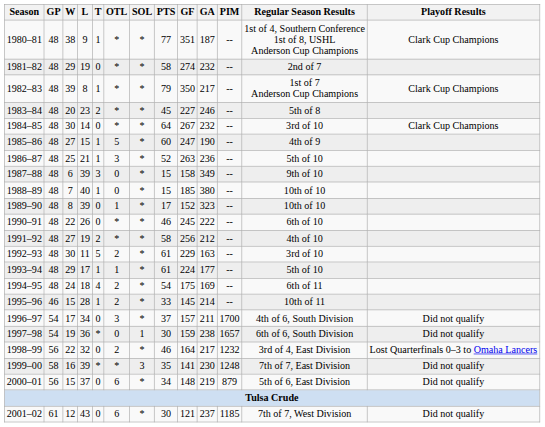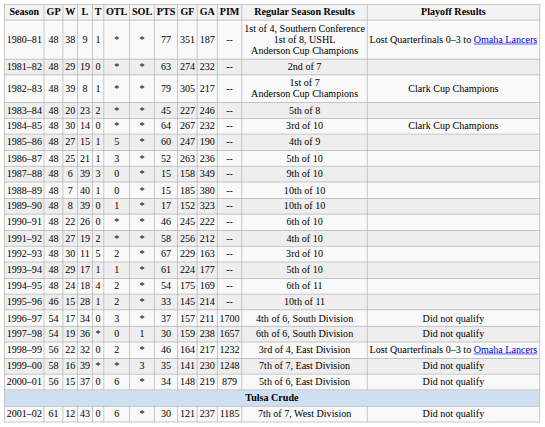(453, 39) Clark Cup Champions -> (453, 39) Lost Quarterfinals 0–3 to Omaha Lancers
(166, 67) 58 -> (166, 67) 63
(187, 88) 350 -> (187, 88) 305
(166, 254) 61 -> (166, 254) 67
